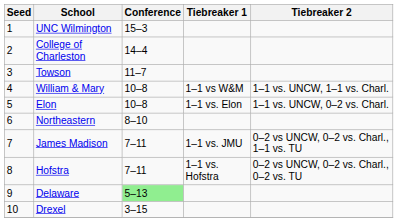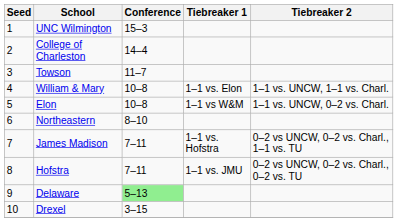(215, 89) 1–1 vs W&M -> (214, 89) 1–1 vs. Elon
(214, 105) 1–1 vs. Elon -> (215, 105) 1–1 vs W&M
(214, 143) 1–1 vs. JMU -> (202, 143) 1–1 vs. Hofstra
(202, 171) 1–1 vs. Hofstra -> (214, 171) 1–1 vs. JMU
